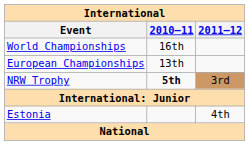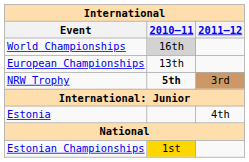(171, 47) no background -> (171, 47) lightgrey background
+ row: (76, 148)
